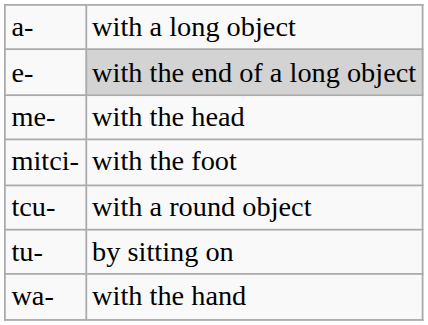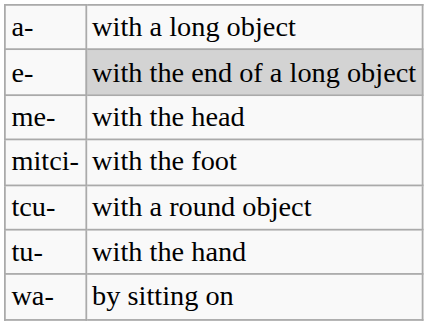(163, 251) by sitting on -> (169, 251) with the hand
(169, 296) with the hand -> (163, 296) by sitting on
